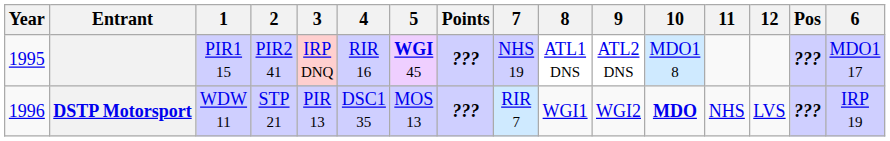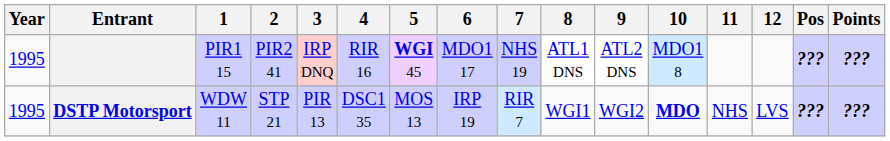columns swapped: (855, 19) <-> (466, 19)
(27, 110) 1996 -> (27, 110) 1995
